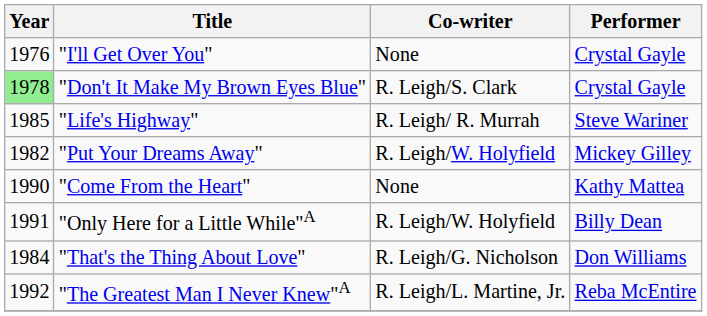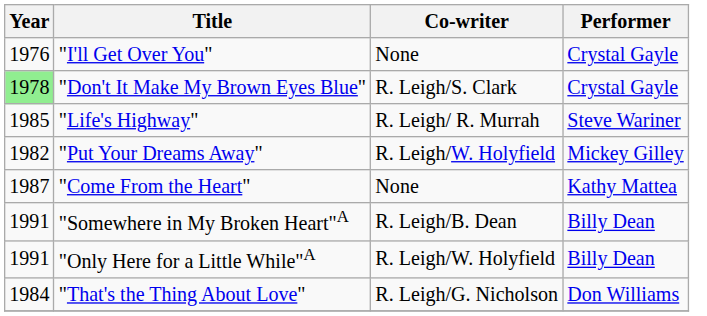(29, 186) 1990 -> (29, 186) 1987
+ row: (204, 221)
- row: (205, 291)
